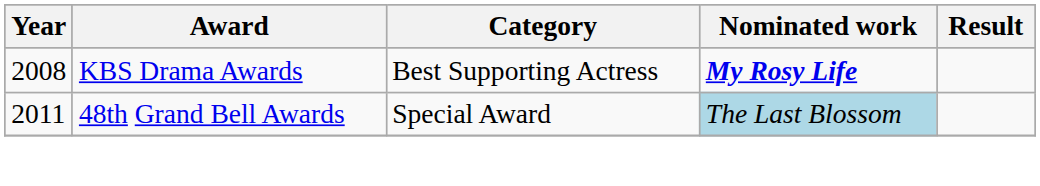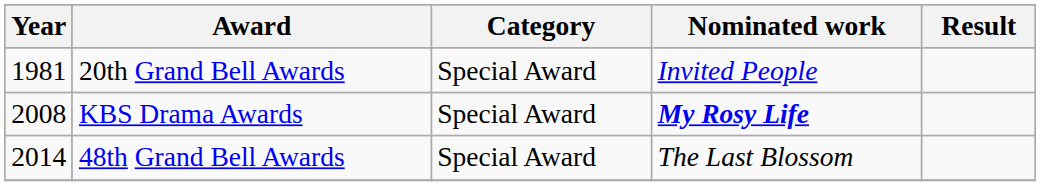+ row: (212, 69)
(525, 69) Best Supporting Actress -> (517, 113) Special Award
(38, 113) 2011 -> (39, 157) 2014
(804, 113) lightblue background -> (756, 157) no background
